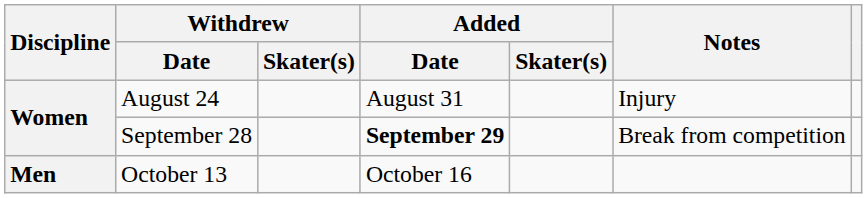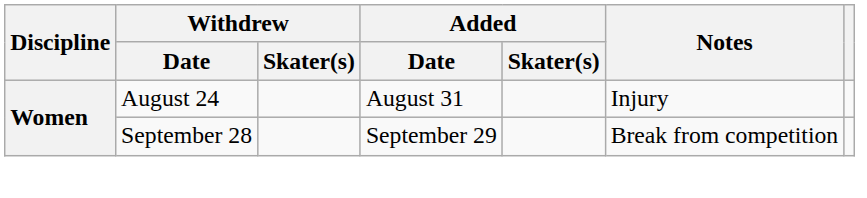(435, 135) bold -> (431, 135) normal
- row: (174, 173)
